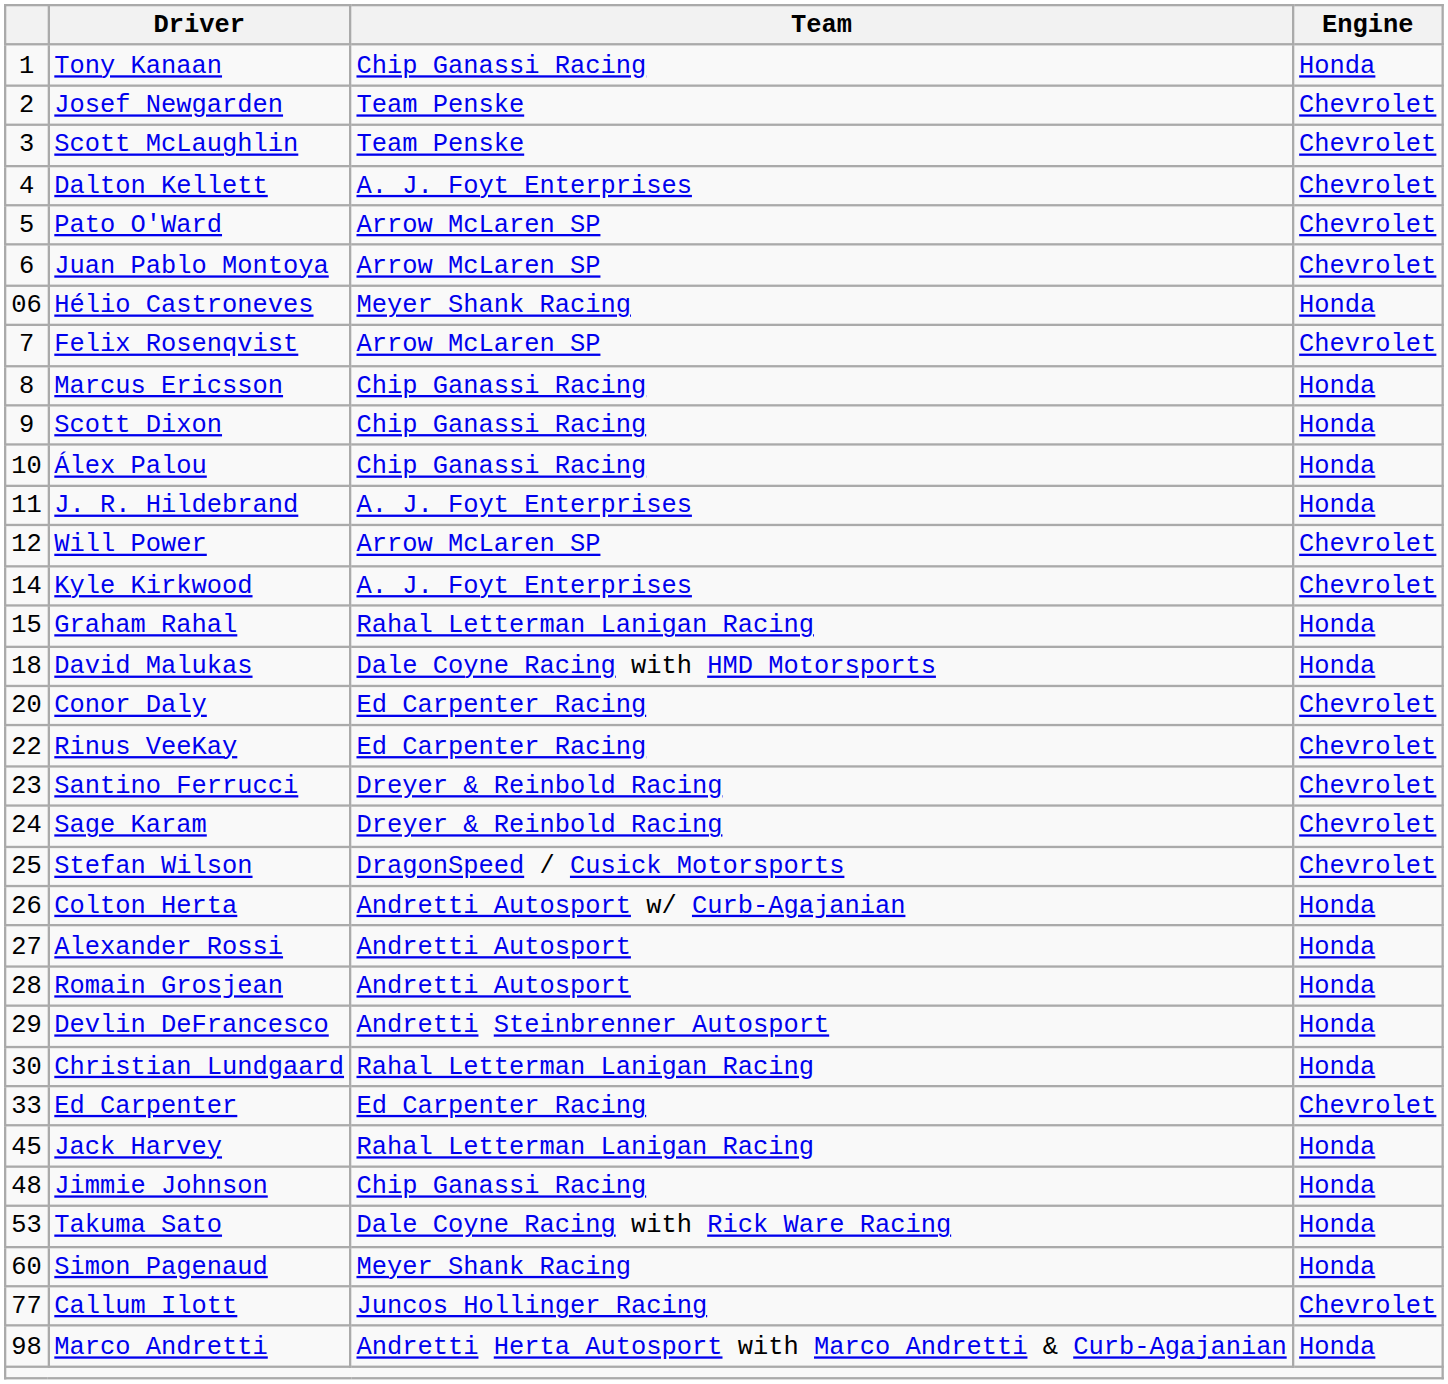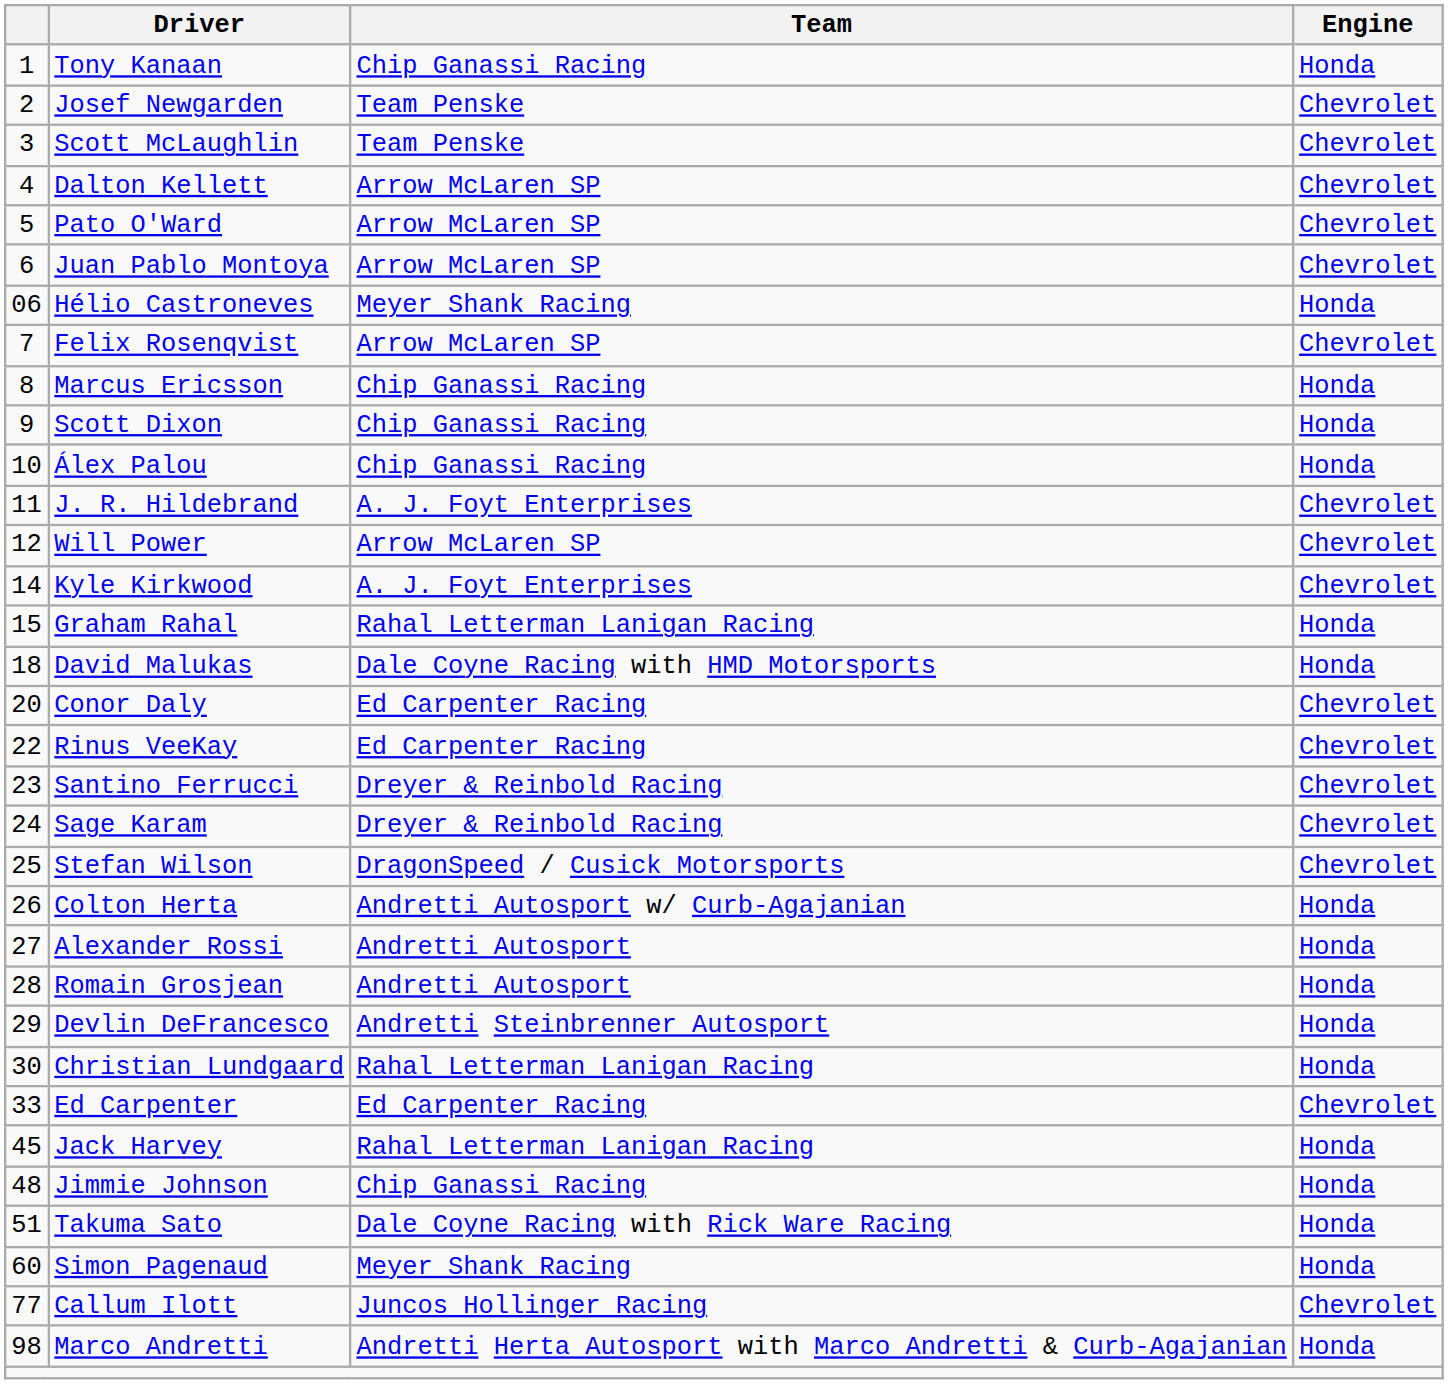(524, 185) A. J. Foyt Enterprises -> (478, 185) Arrow McLaren SP
(1337, 506) Honda -> (1368, 506) Chevrolet
(27, 1226) 53 -> (27, 1226) 51
